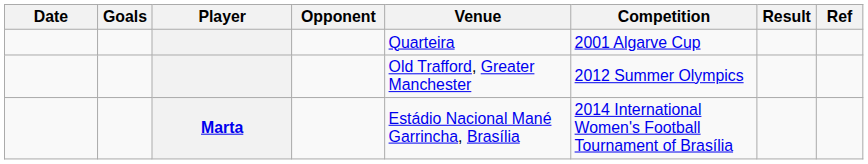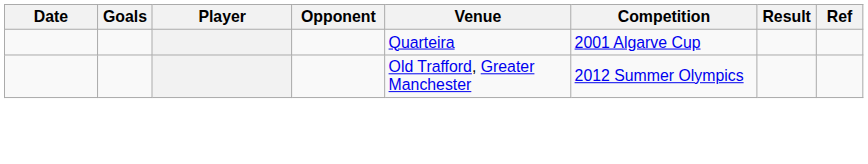- row: (51, 128)
